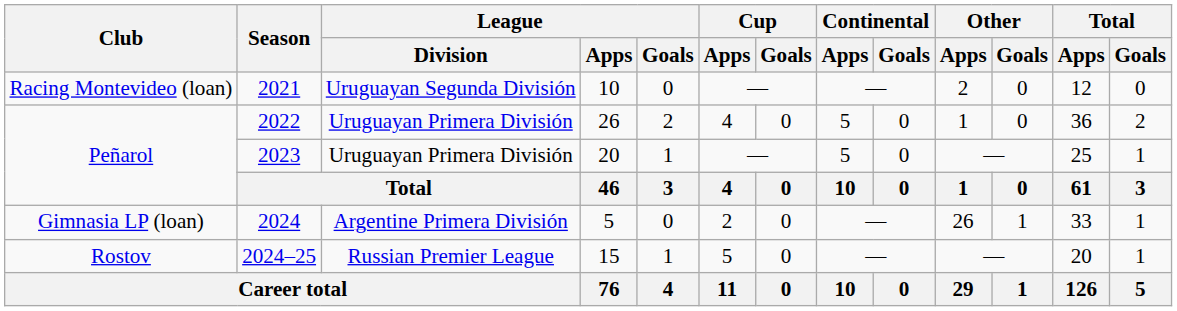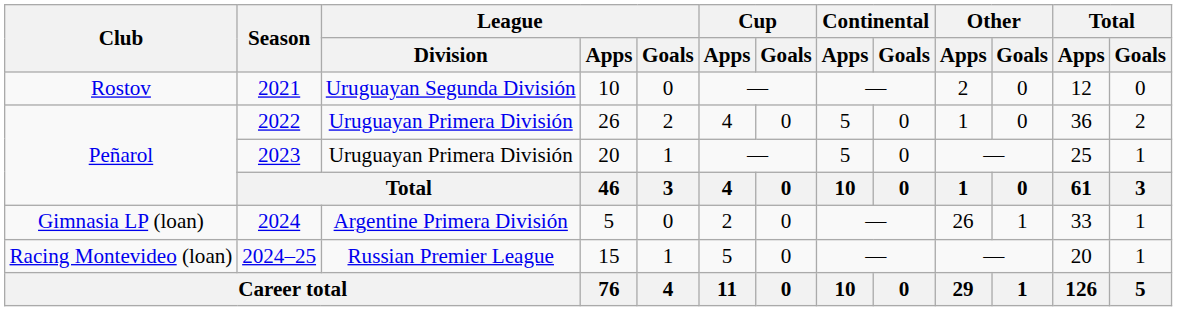(121, 88) Racing Montevideo (loan) -> (121, 88) Rostov
(121, 255) Rostov -> (121, 255) Racing Montevideo (loan)
